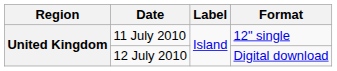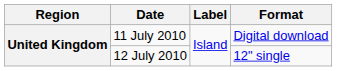(262, 35) 12" single -> (281, 35) Digital download
(281, 55) Digital download -> (262, 55) 12" single
